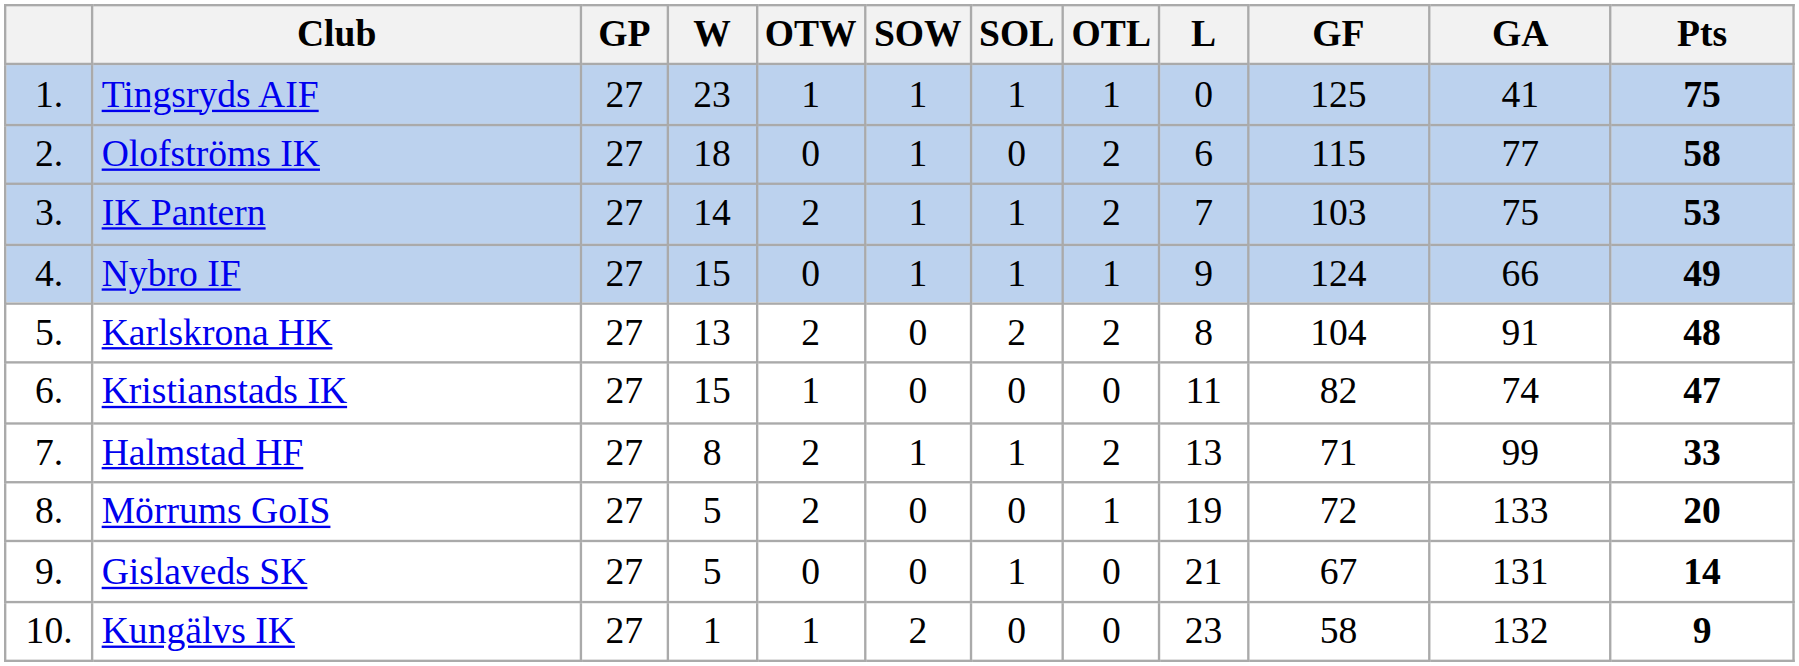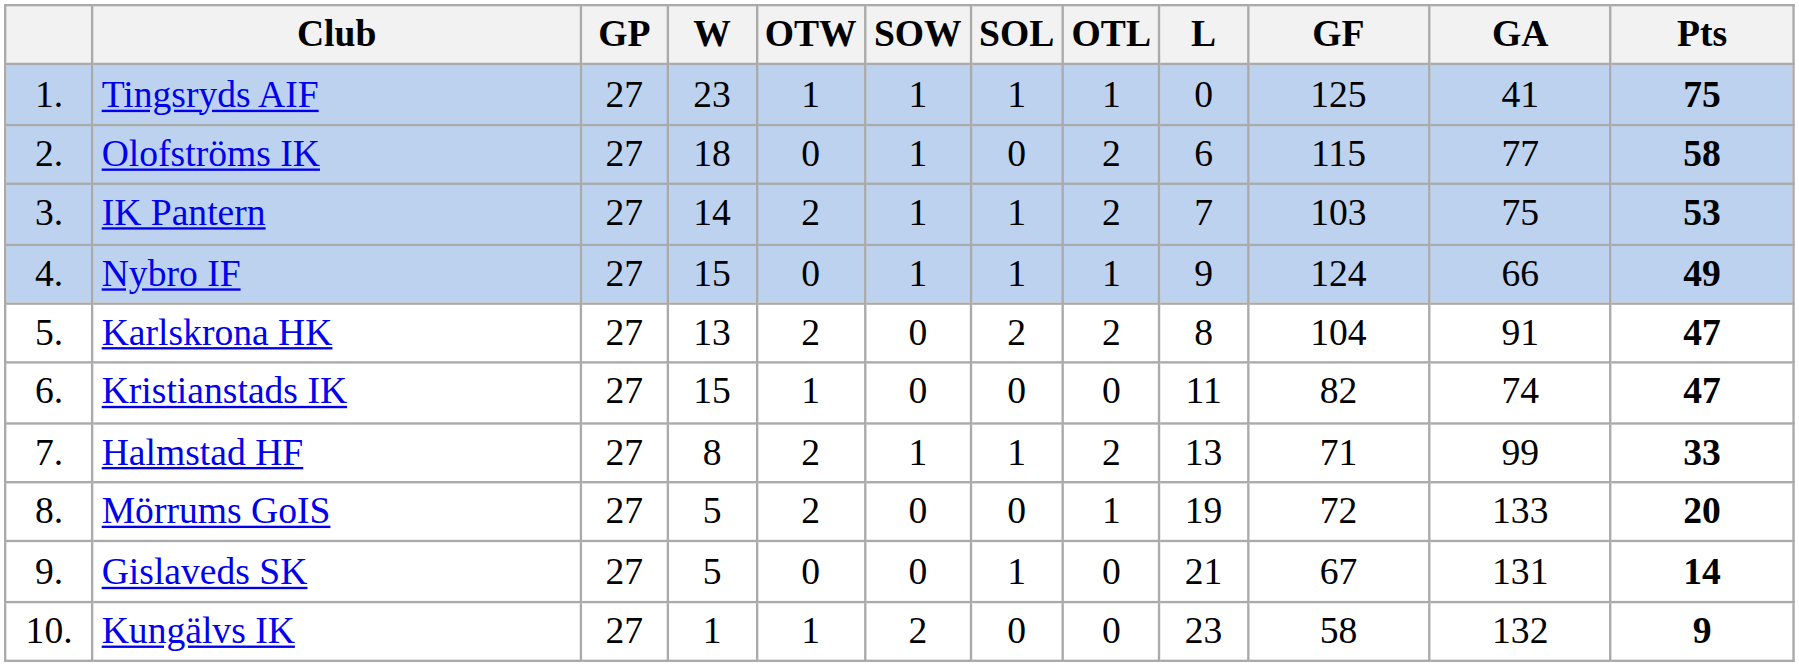(1702, 332) 48 -> (1702, 332) 47
